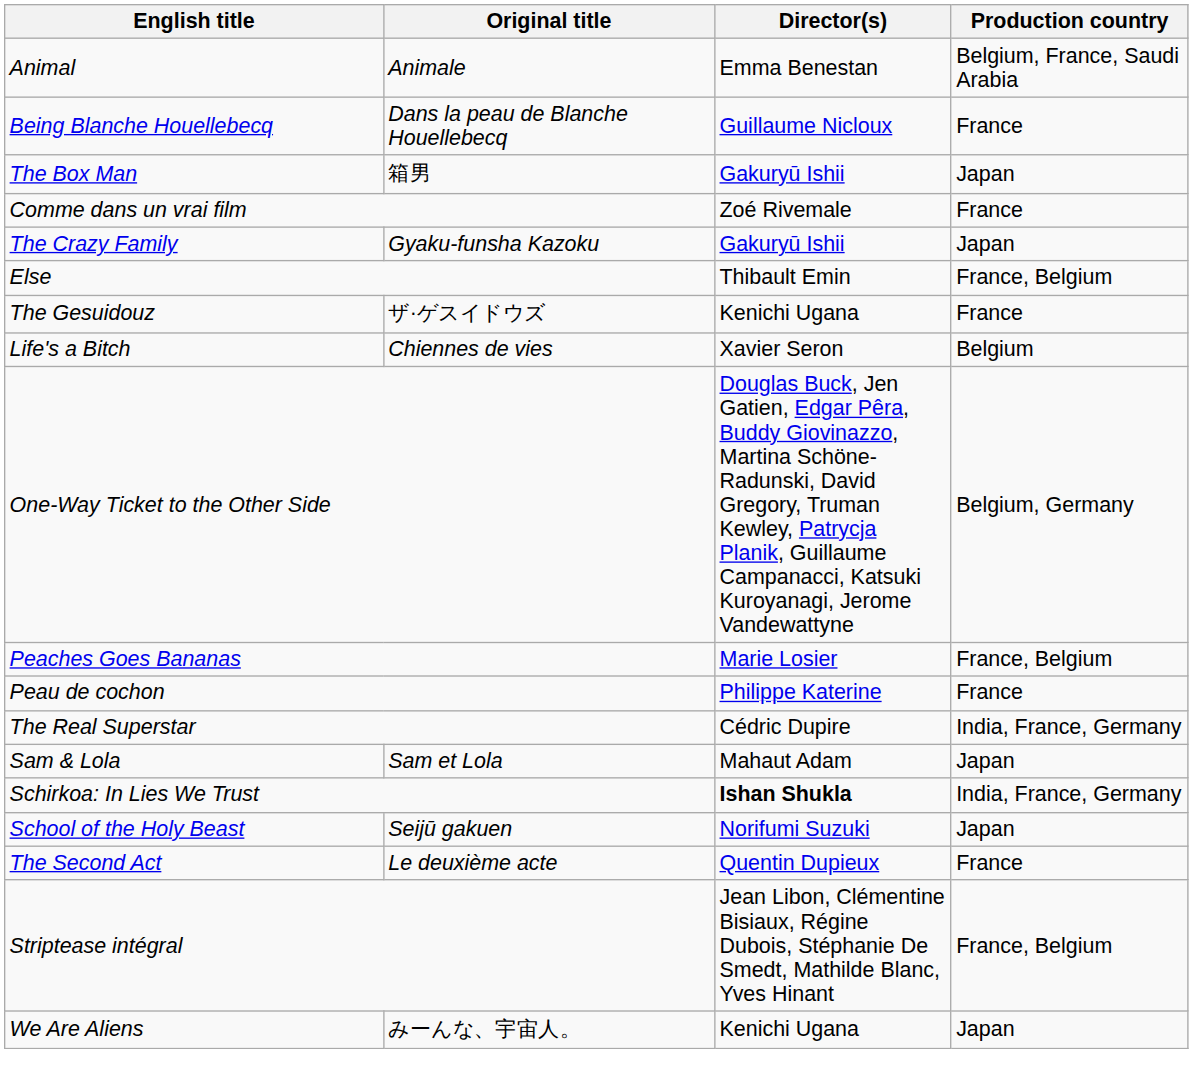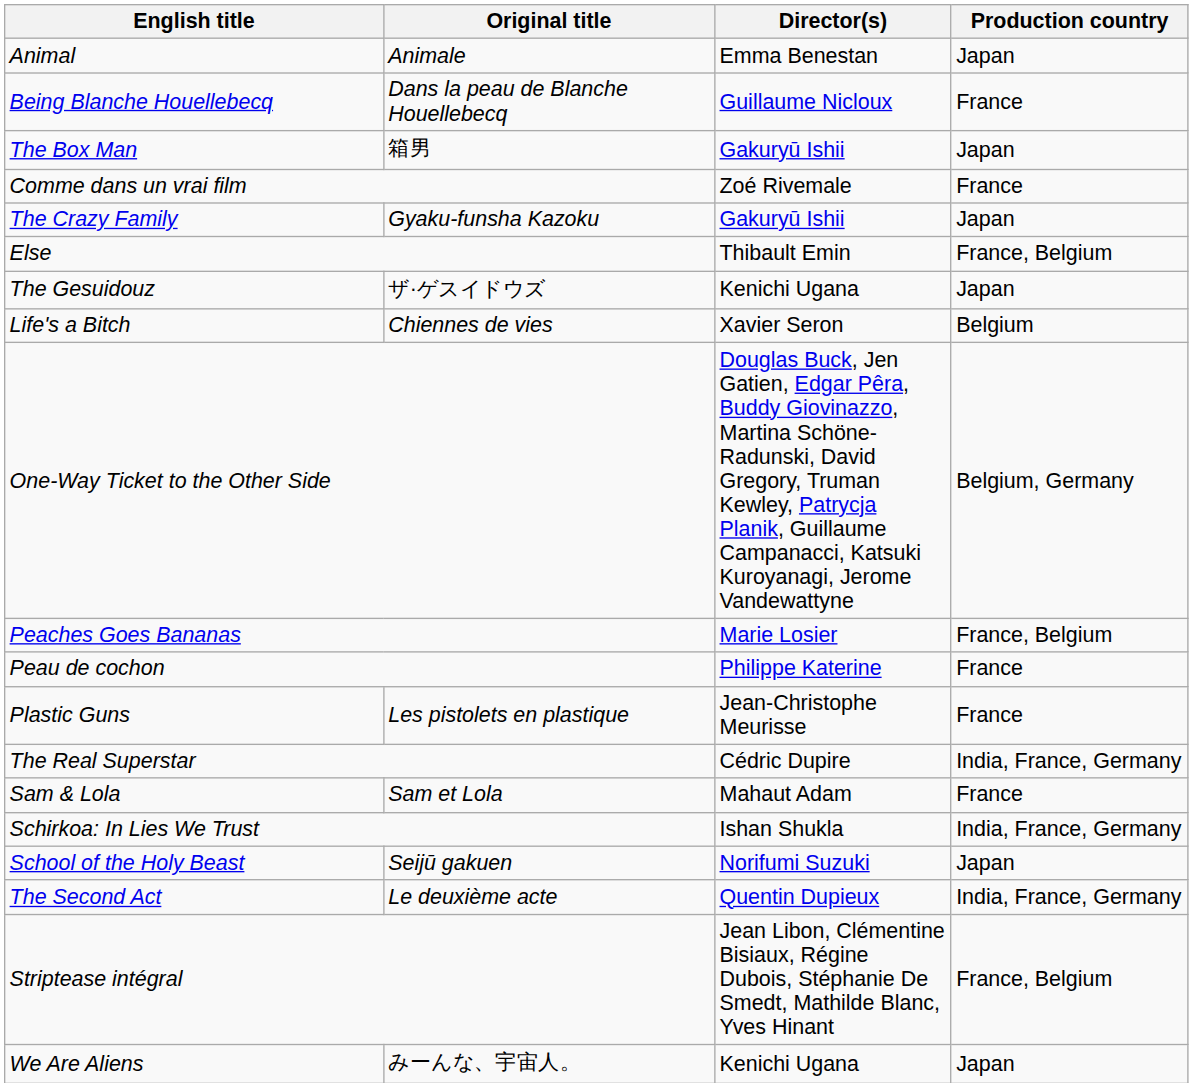(1068, 67) Belgium, France, Saudi Arabia -> (985, 55) Japan
(990, 313) France -> (985, 289) Japan
+ row: (70, 714)
(985, 761) Japan -> (990, 795) France
(786, 795) bold -> (782, 829) normal
(990, 863) France -> (1069, 897) India, France, Germany
